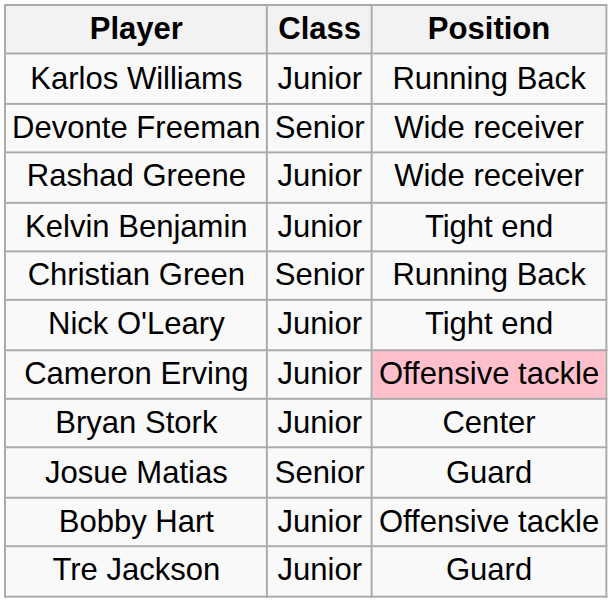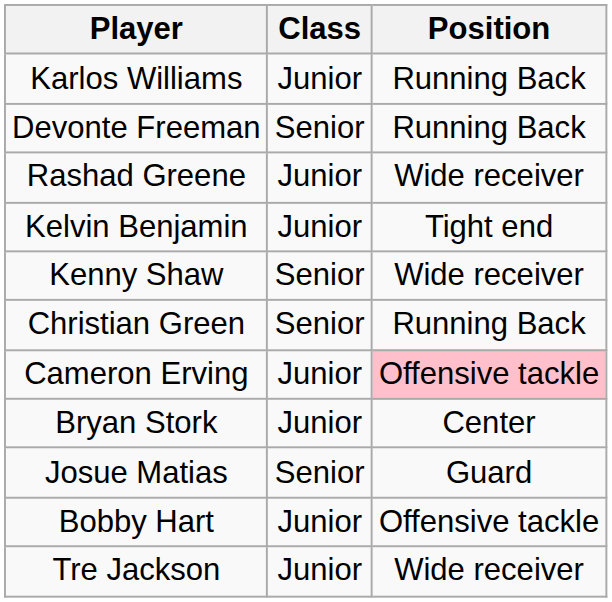(489, 127) Wide receiver -> (489, 127) Running Back
+ row: (136, 275)
- row: (136, 324)
(489, 570) Guard -> (489, 570) Wide receiver
